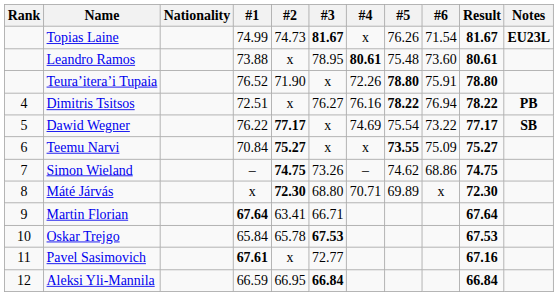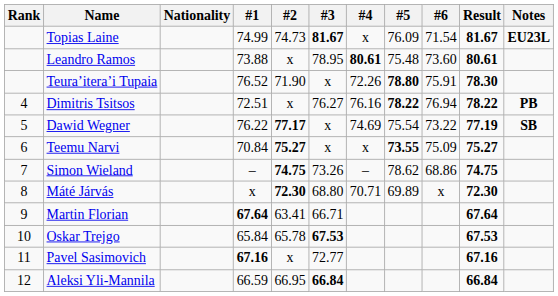(403, 37) 76.26 -> (403, 37) 76.09
(482, 81) 78.80 -> (482, 81) 78.30
(482, 125) 77.17 -> (482, 125) 77.19
(403, 170) 74.62 -> (403, 170) 78.62
(252, 258) 67.61 -> (252, 258) 67.16
